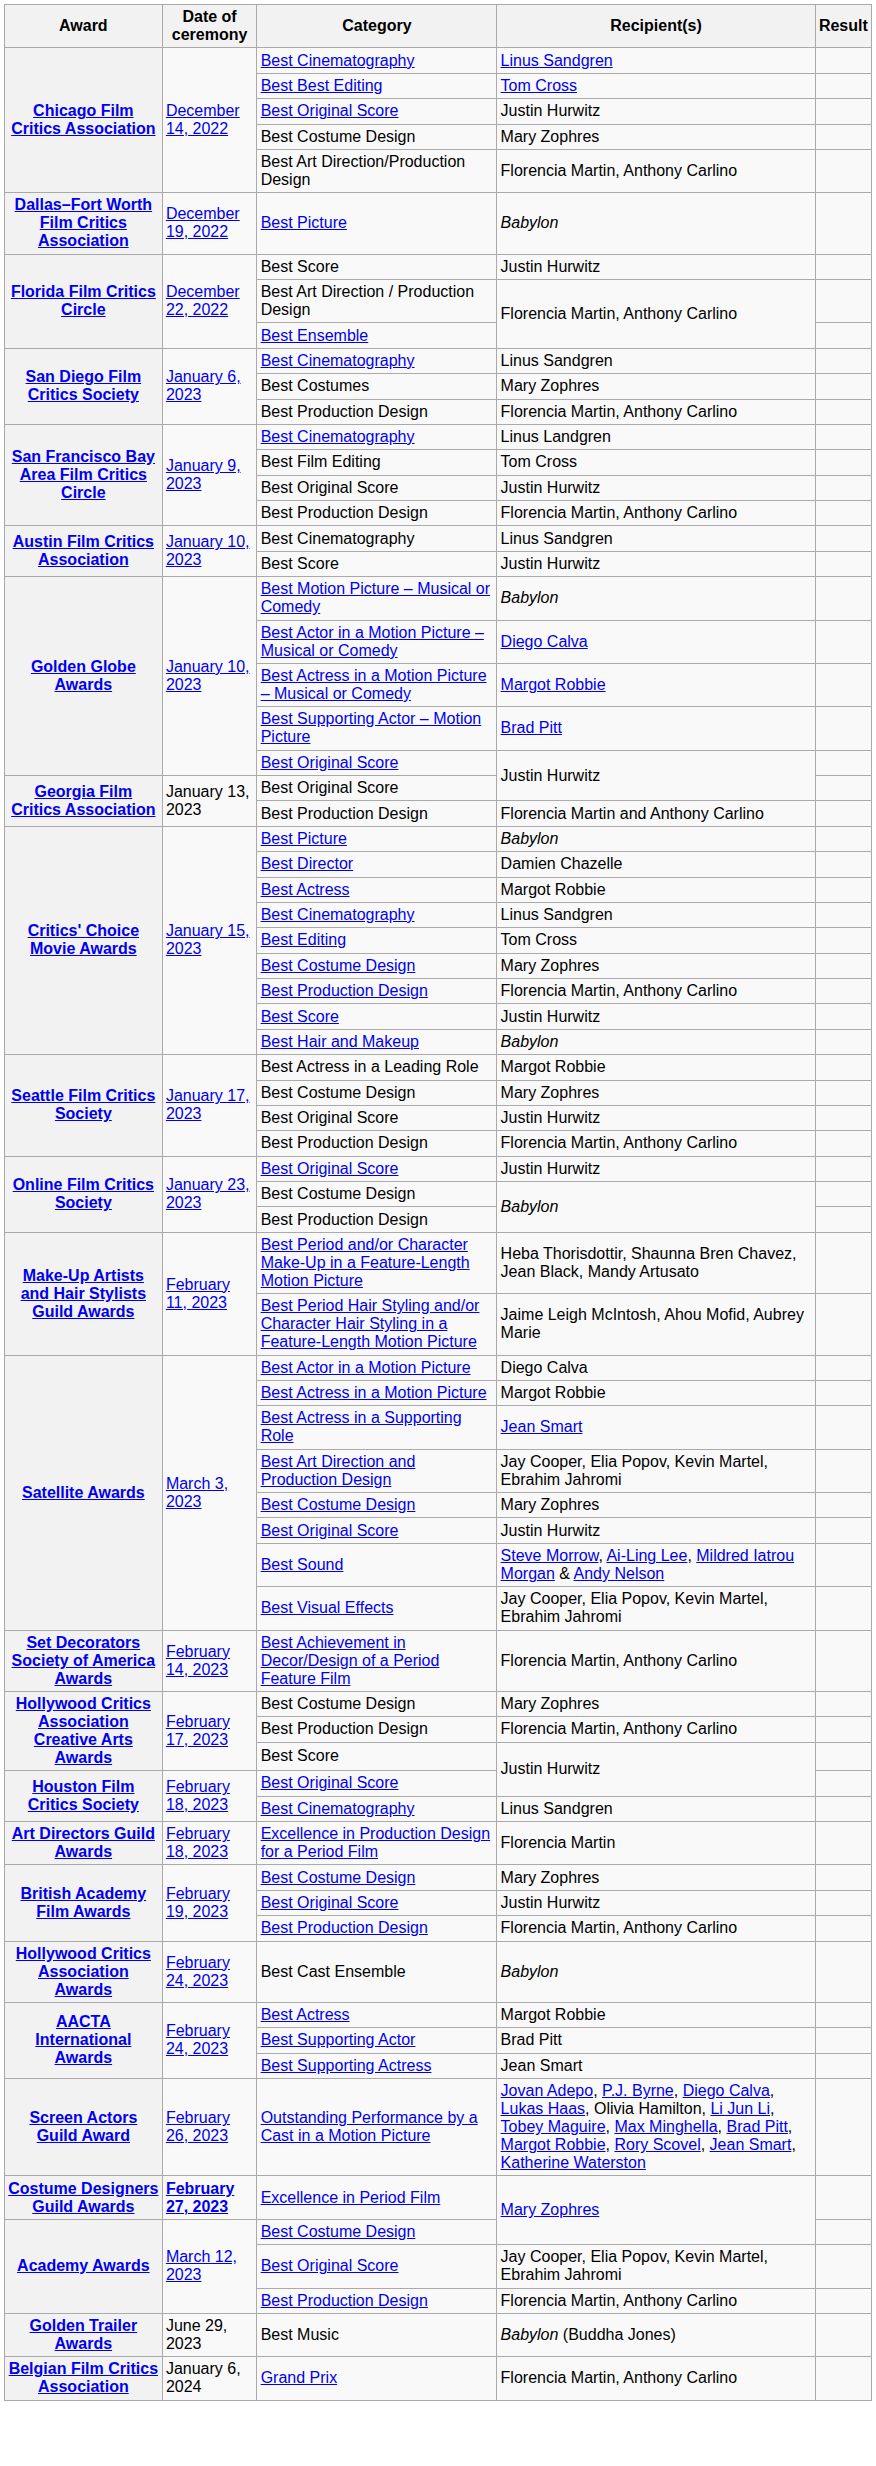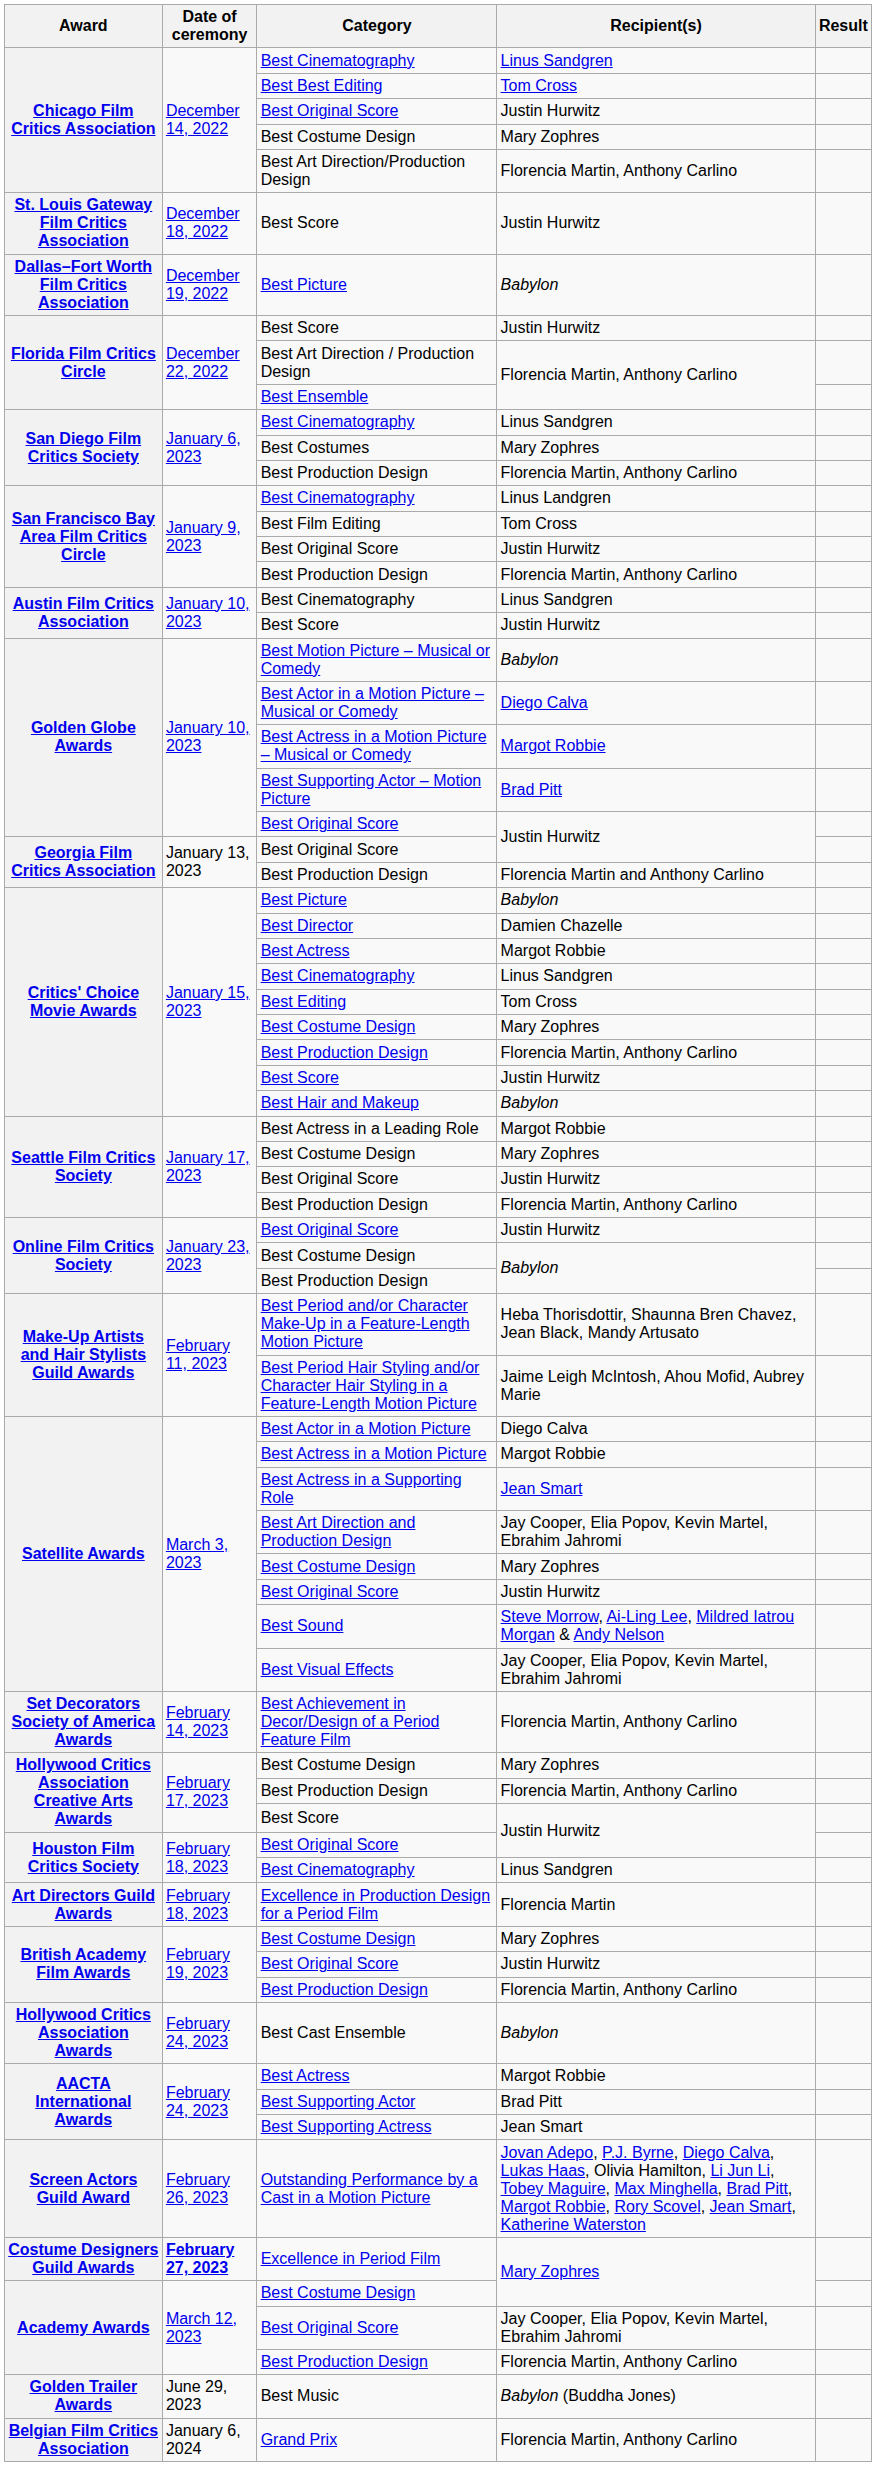+ row: (83, 223)
